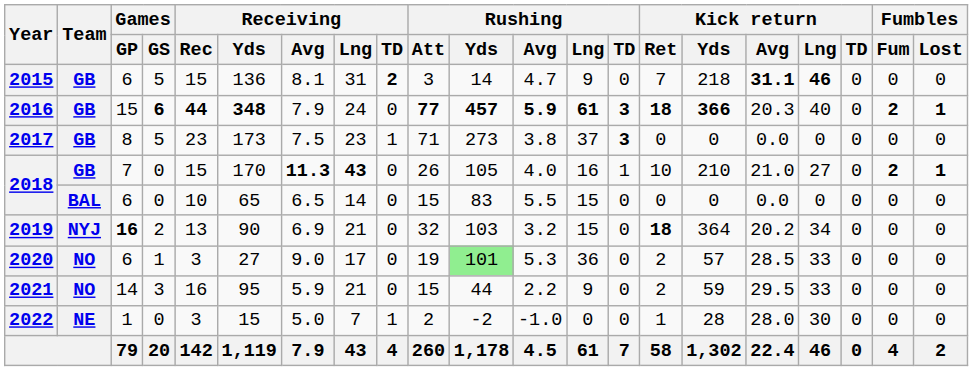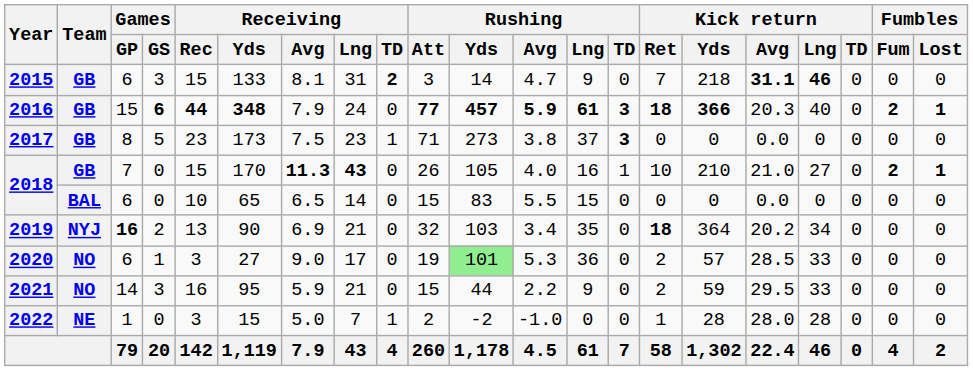(159, 80) 5 -> (159, 80) 3
(249, 80) 136 -> (249, 80) 133
(540, 230) 3.2 -> (540, 230) 3.4
(588, 230) 15 -> (588, 230) 35
(820, 321) 30 -> (820, 321) 28
